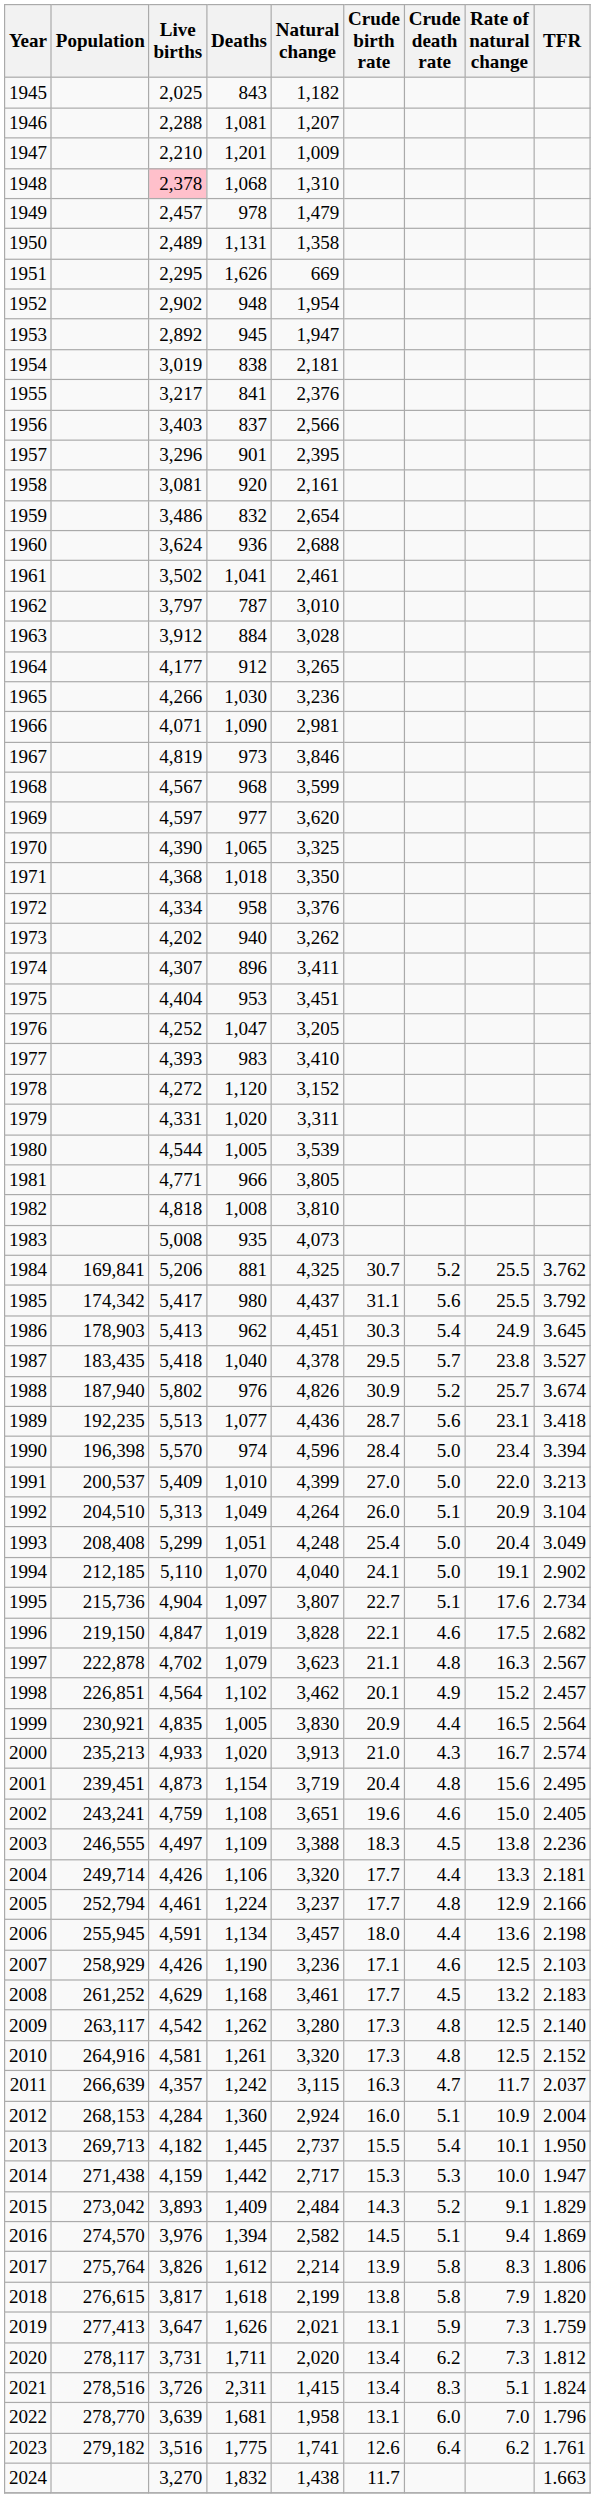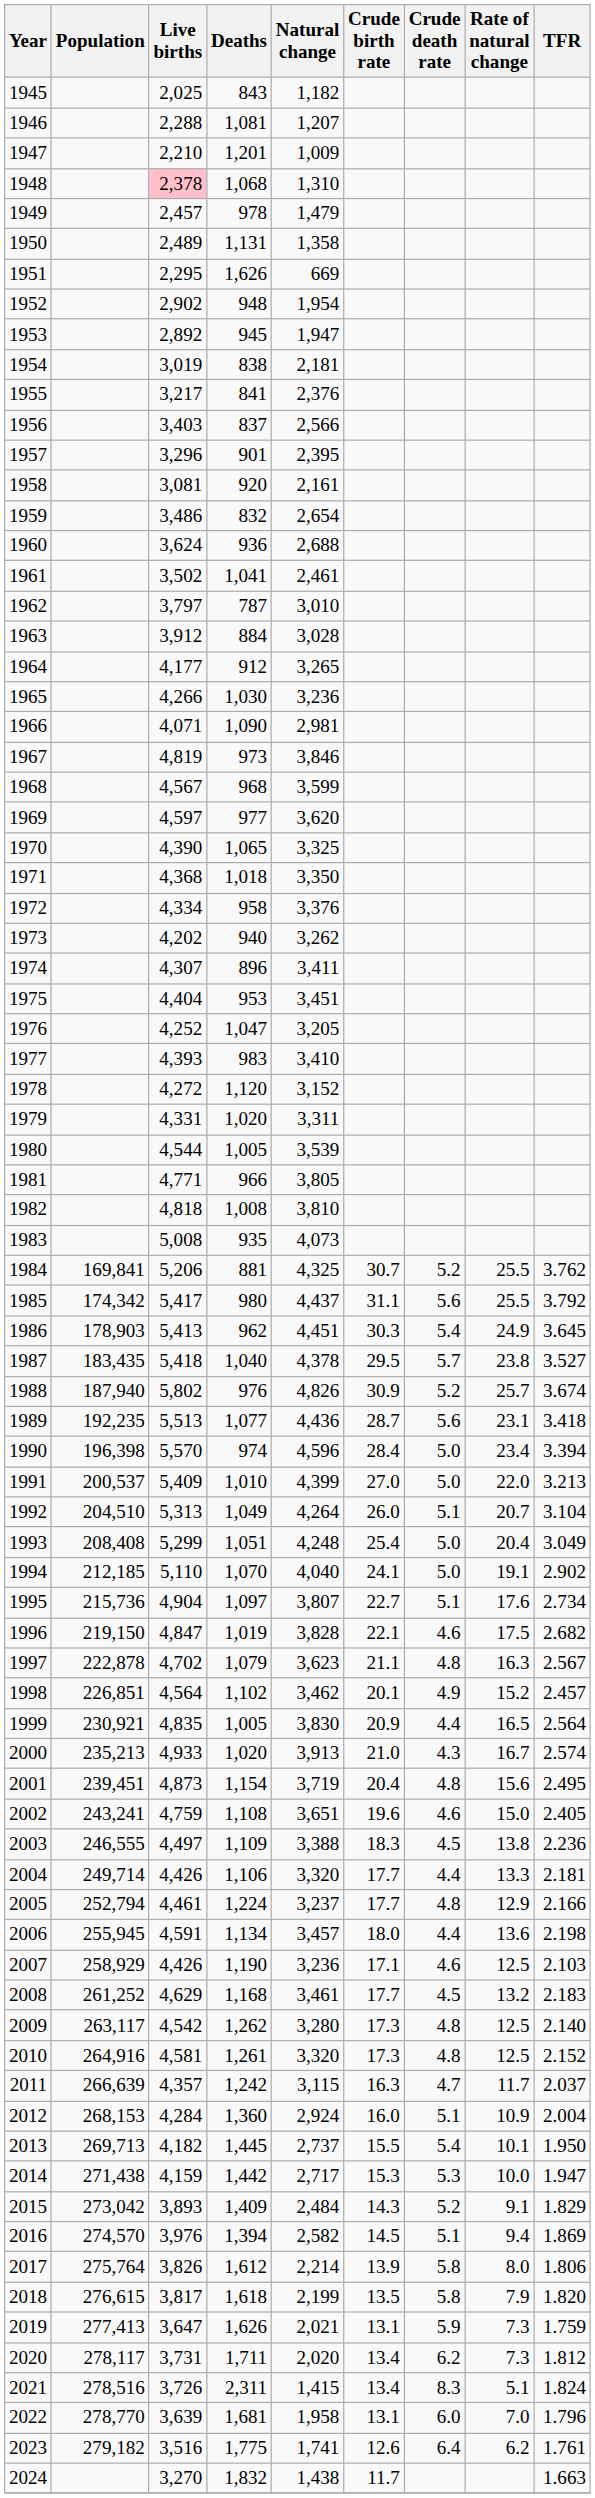(513, 1511) 20.9 -> (513, 1511) 20.7
(518, 2266) 8.3 -> (518, 2266) 8.0
(383, 2296) 13.8 -> (383, 2296) 13.5
